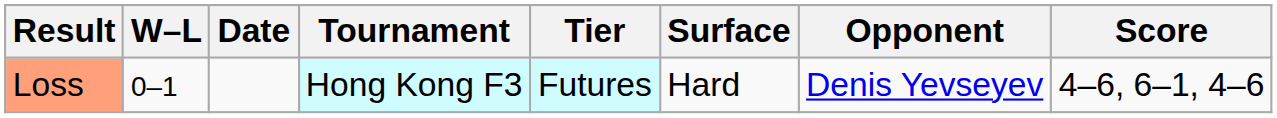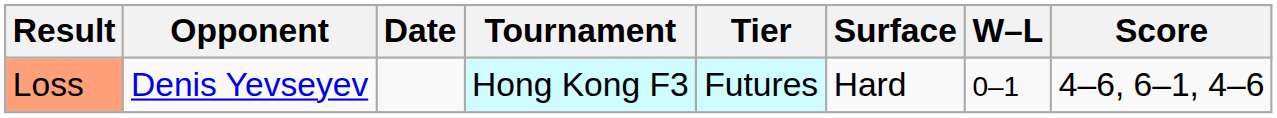columns swapped: (166, 31) <-> (925, 31)
